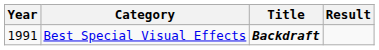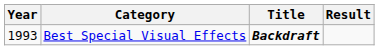(22, 35) 1991 -> (22, 35) 1993
